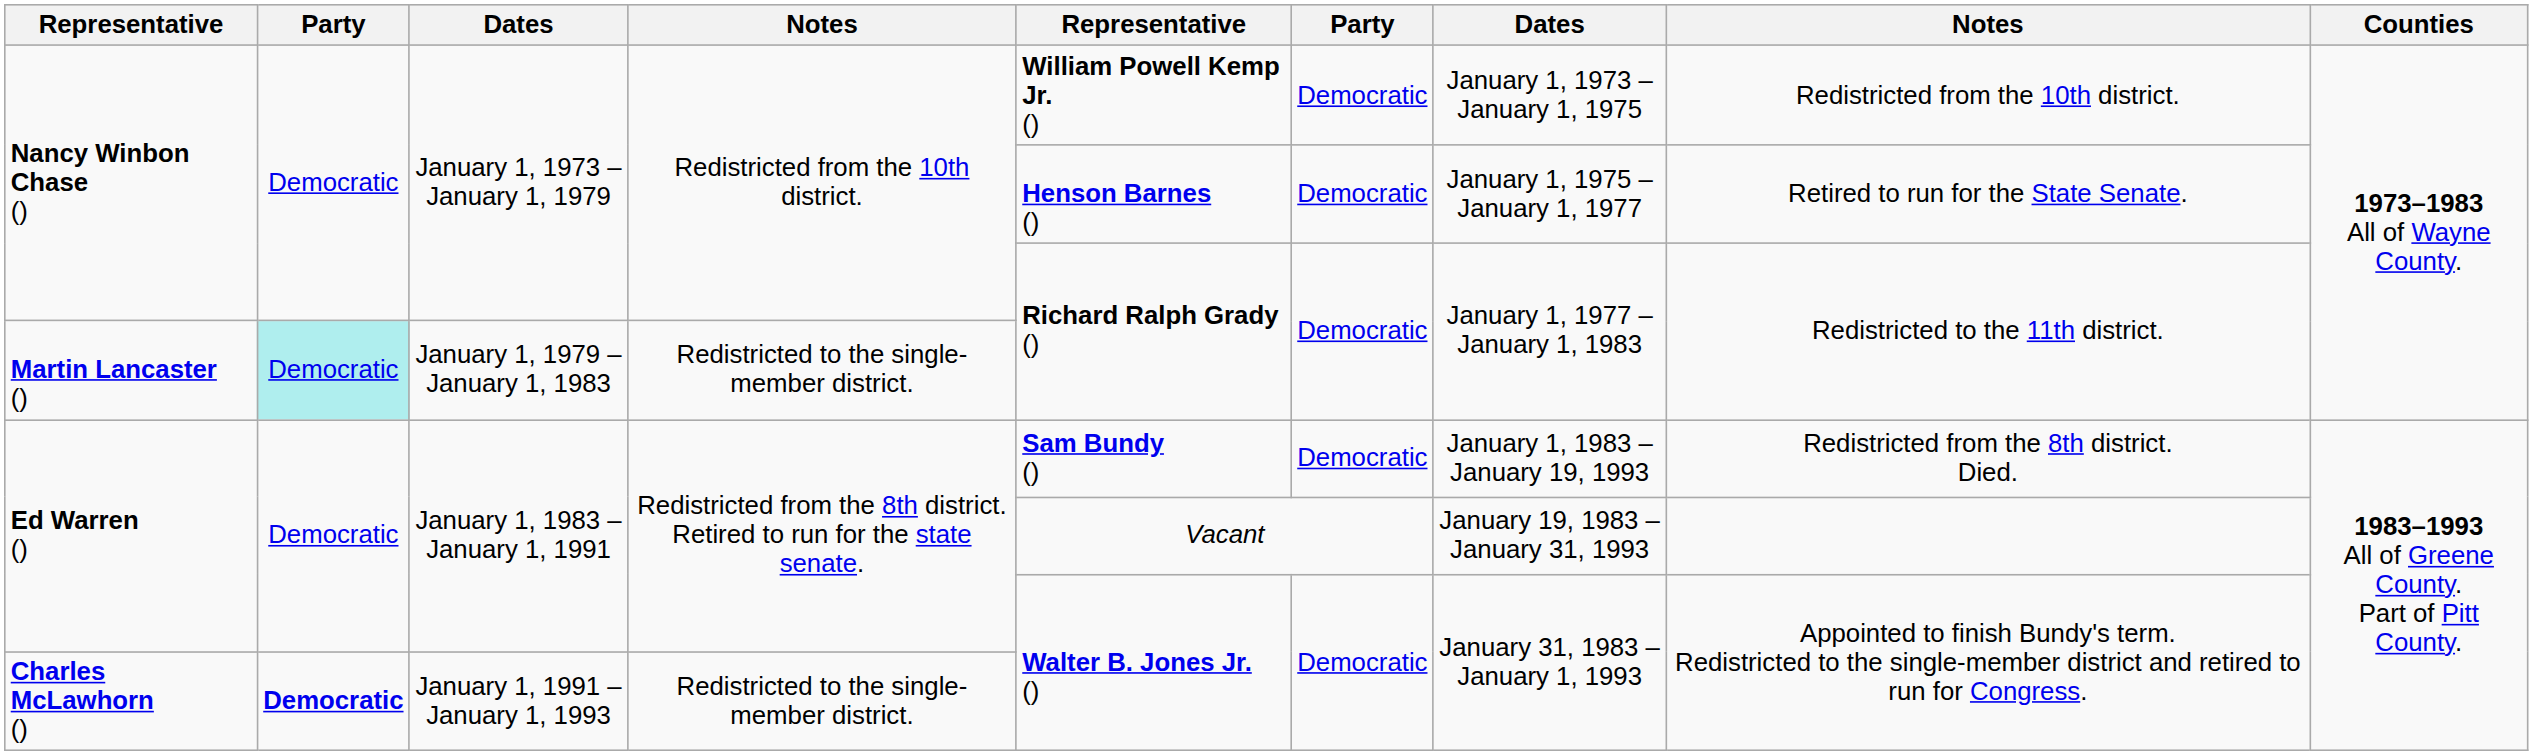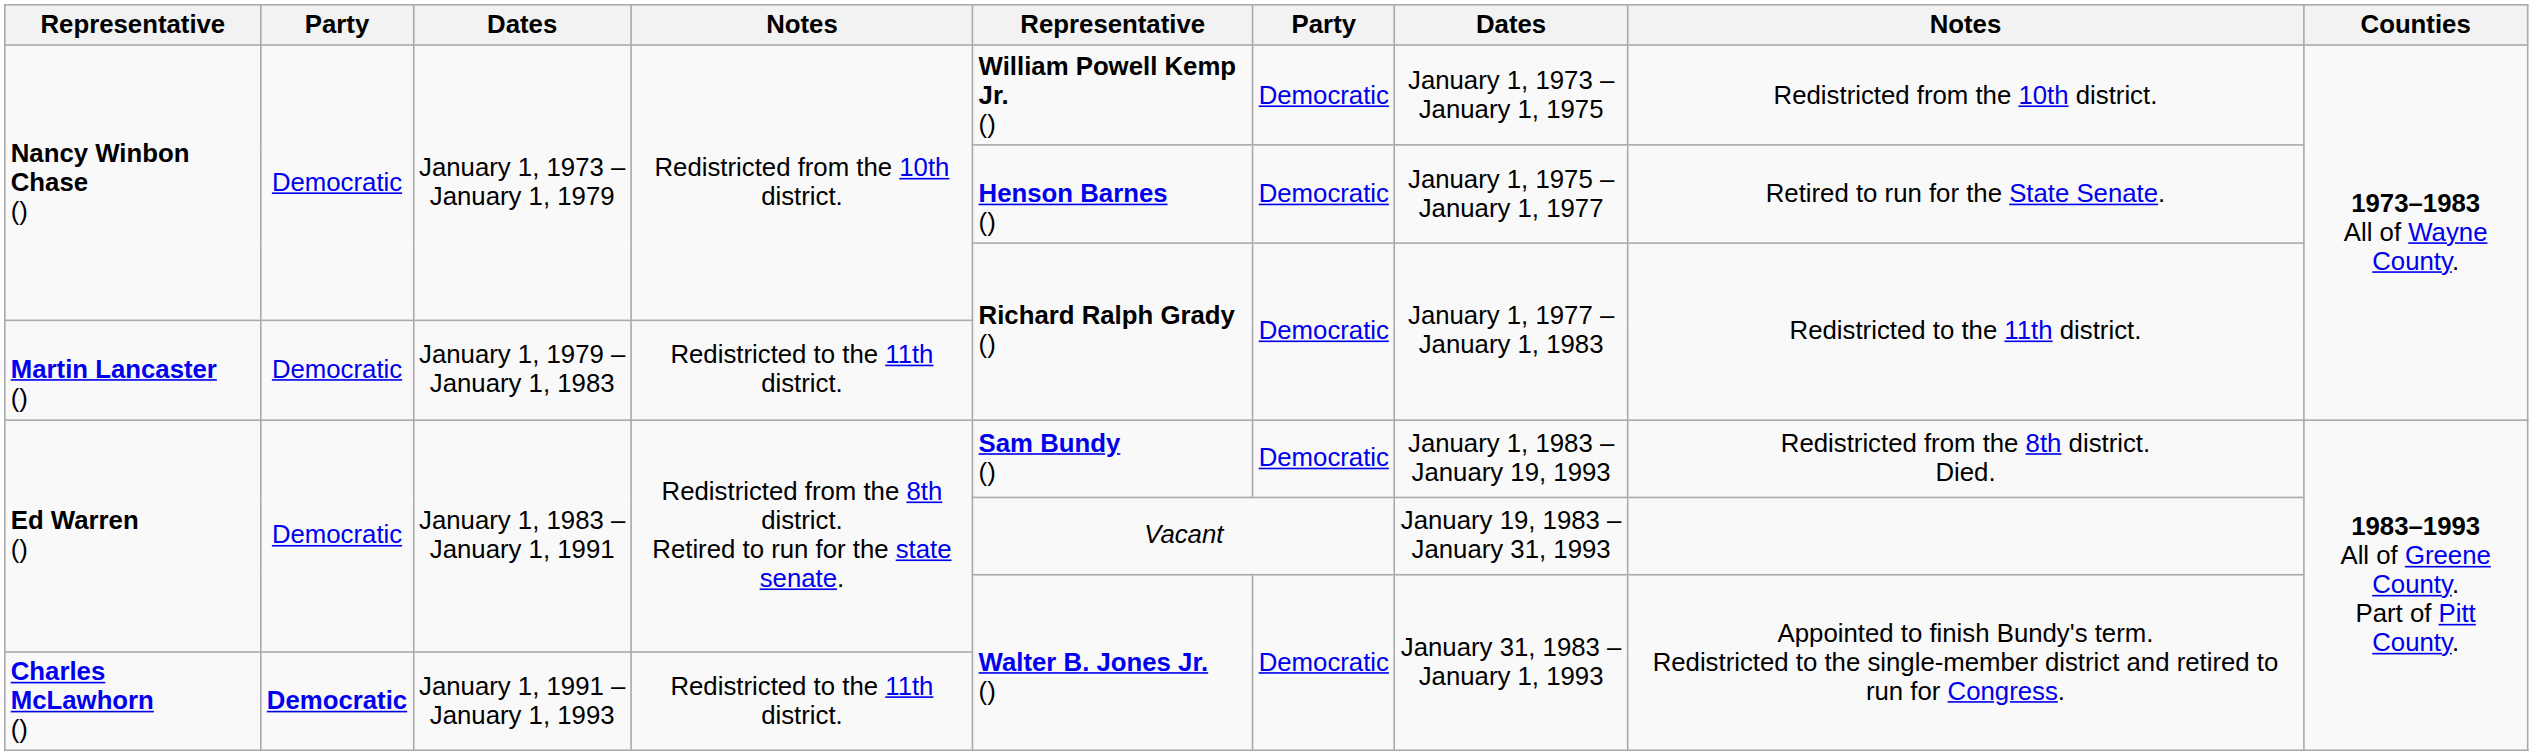(333, 369) paleturquoise background -> (337, 369) no background
(822, 369) Redistricted to the single-member district. -> (802, 369) Redistricted to the 11th district.
(822, 700) Redistricted to the single-member district. -> (802, 700) Redistricted to the 11th district.
